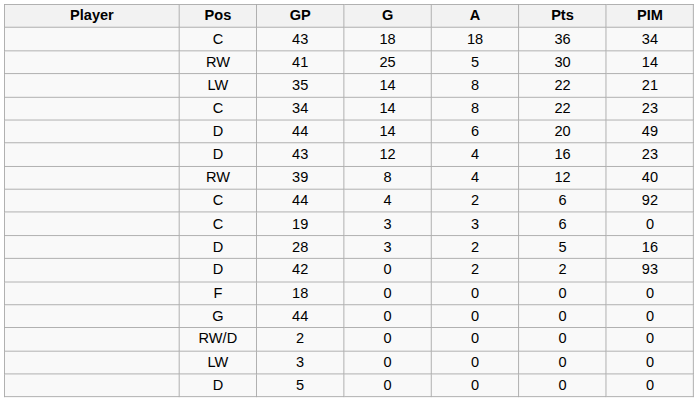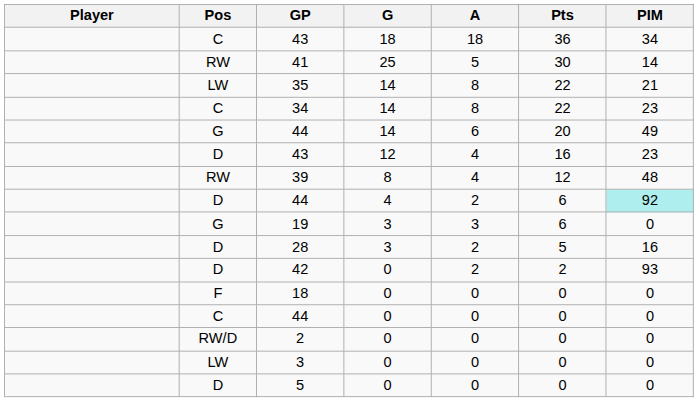(218, 131) D -> (218, 131) G
(650, 177) 40 -> (650, 177) 48
(218, 200) C -> (218, 200) D
(650, 200) no background -> (650, 200) paleturquoise background
(218, 223) C -> (218, 223) G
(218, 316) G -> (218, 316) C
